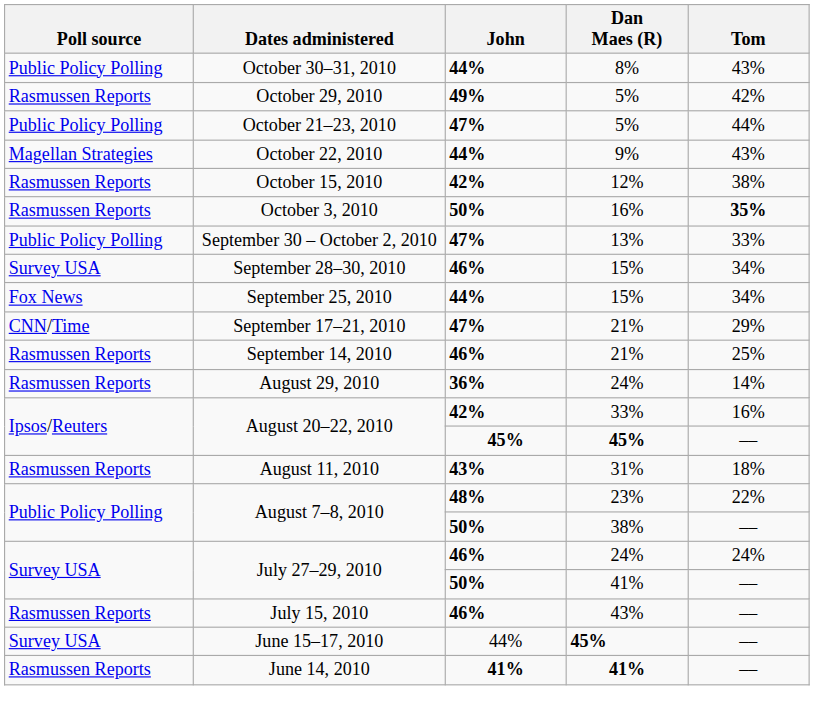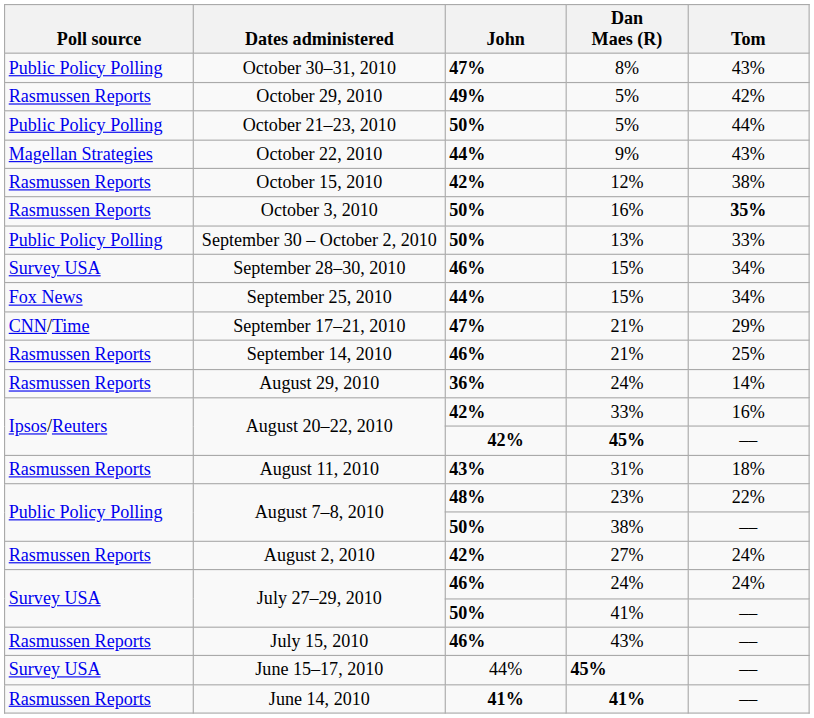(467, 67) 44% -> (467, 67) 47%
(467, 125) 47% -> (467, 125) 50%
(467, 239) 47% -> (467, 239) 50%
(506, 440) 45% -> (506, 440) 42%
+ row: (319, 555)
